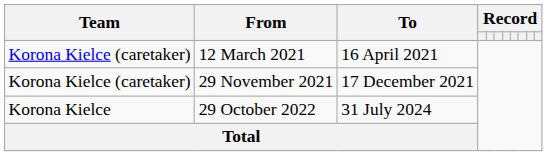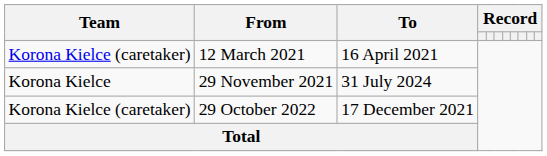(100, 81) Korona Kielce (caretaker) -> (60, 81) Korona Kielce
(408, 81) 17 December 2021 -> (386, 81) 31 July 2024
(60, 109) Korona Kielce -> (100, 109) Korona Kielce (caretaker)
(386, 109) 31 July 2024 -> (408, 109) 17 December 2021
